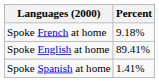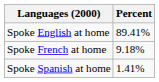rows swapped: (58, 50) <-> (57, 32)
